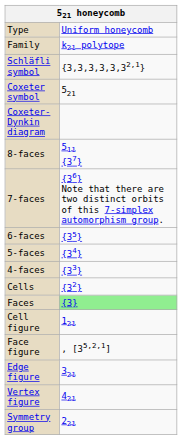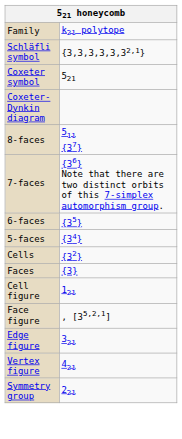- row: (18, 30)
- row: (26, 270)
(69, 302) lightgreen background -> (69, 271) no background
